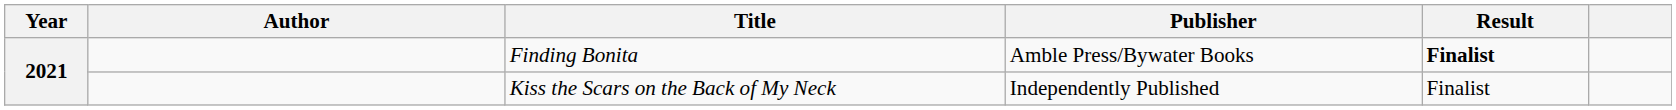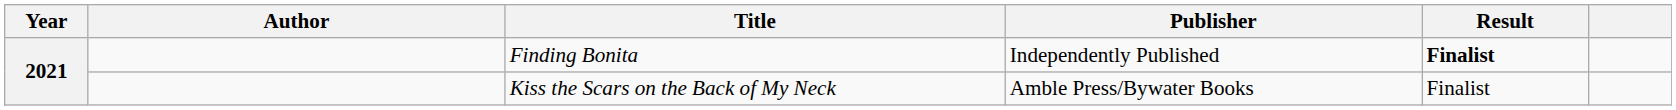(1132, 54) Amble Press/Bywater Books -> (1115, 54) Independently Published
(1115, 88) Independently Published -> (1132, 88) Amble Press/Bywater Books
